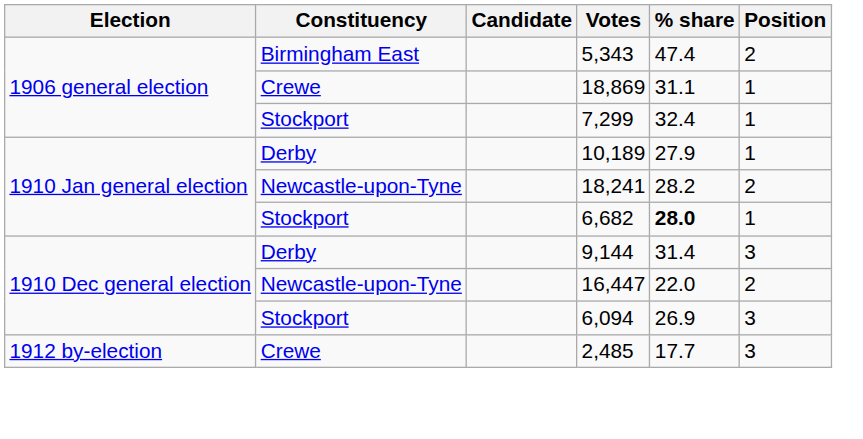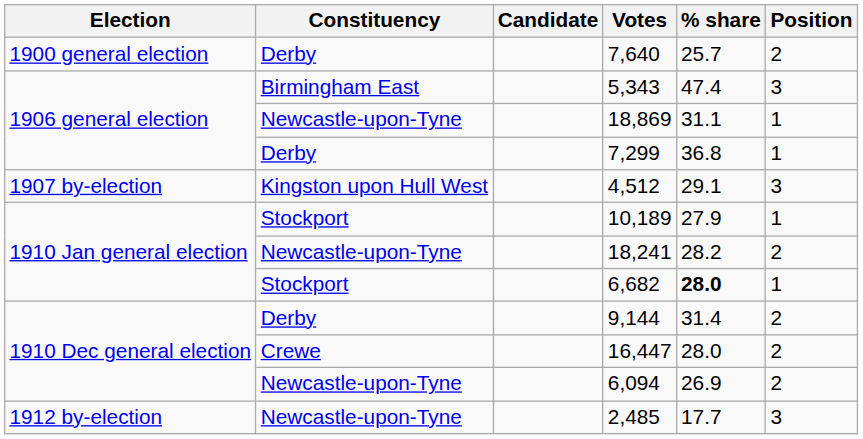+ row: (634, 53)
(750, 53) 2 -> (776, 86) 3
(291, 86) Crewe -> (361, 119) Newcastle-upon-Tyne
(305, 119) Stockport -> (288, 152) Derby
(675, 119) 32.4 -> (701, 152) 36.8
+ row: (634, 185)
(288, 152) Derby -> (305, 218) Stockport
(750, 251) 3 -> (776, 317) 2
(361, 284) Newcastle-upon-Tyne -> (291, 350) Crewe
(675, 284) 22.0 -> (701, 350) 28.0
(305, 317) Stockport -> (361, 383) Newcastle-upon-Tyne
(750, 317) 3 -> (776, 383) 2
(291, 350) Crewe -> (361, 416) Newcastle-upon-Tyne
